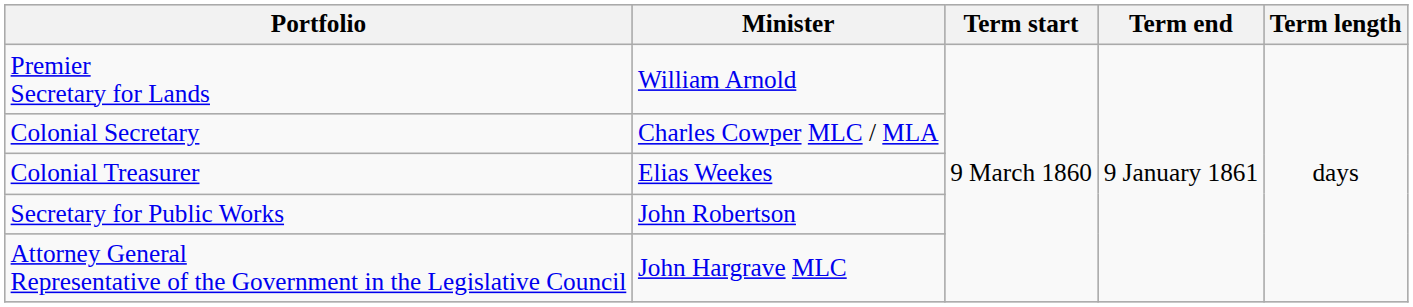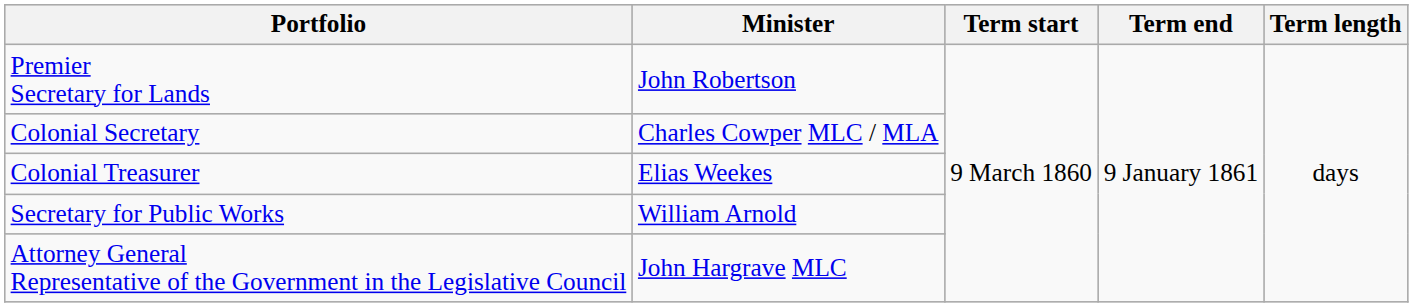(717, 78) William Arnold -> (717, 78) John Robertson
(717, 213) John Robertson -> (717, 213) William Arnold
